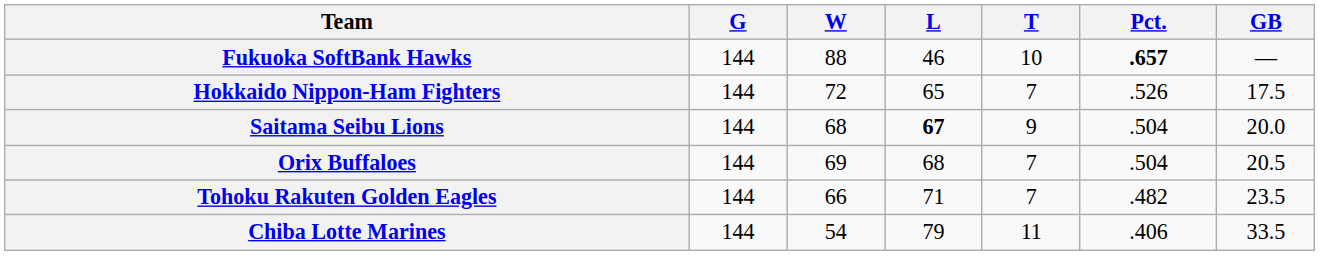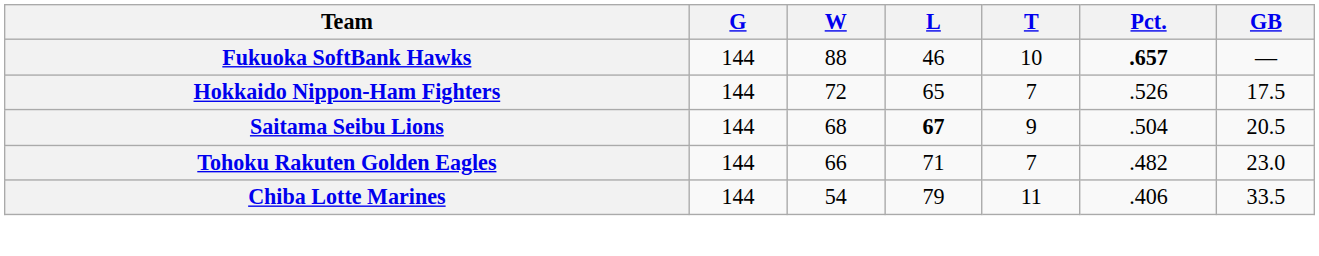(1266, 127) 20.0 -> (1266, 127) 20.5
- row: (347, 162)
(1266, 197) 23.5 -> (1266, 162) 23.0
